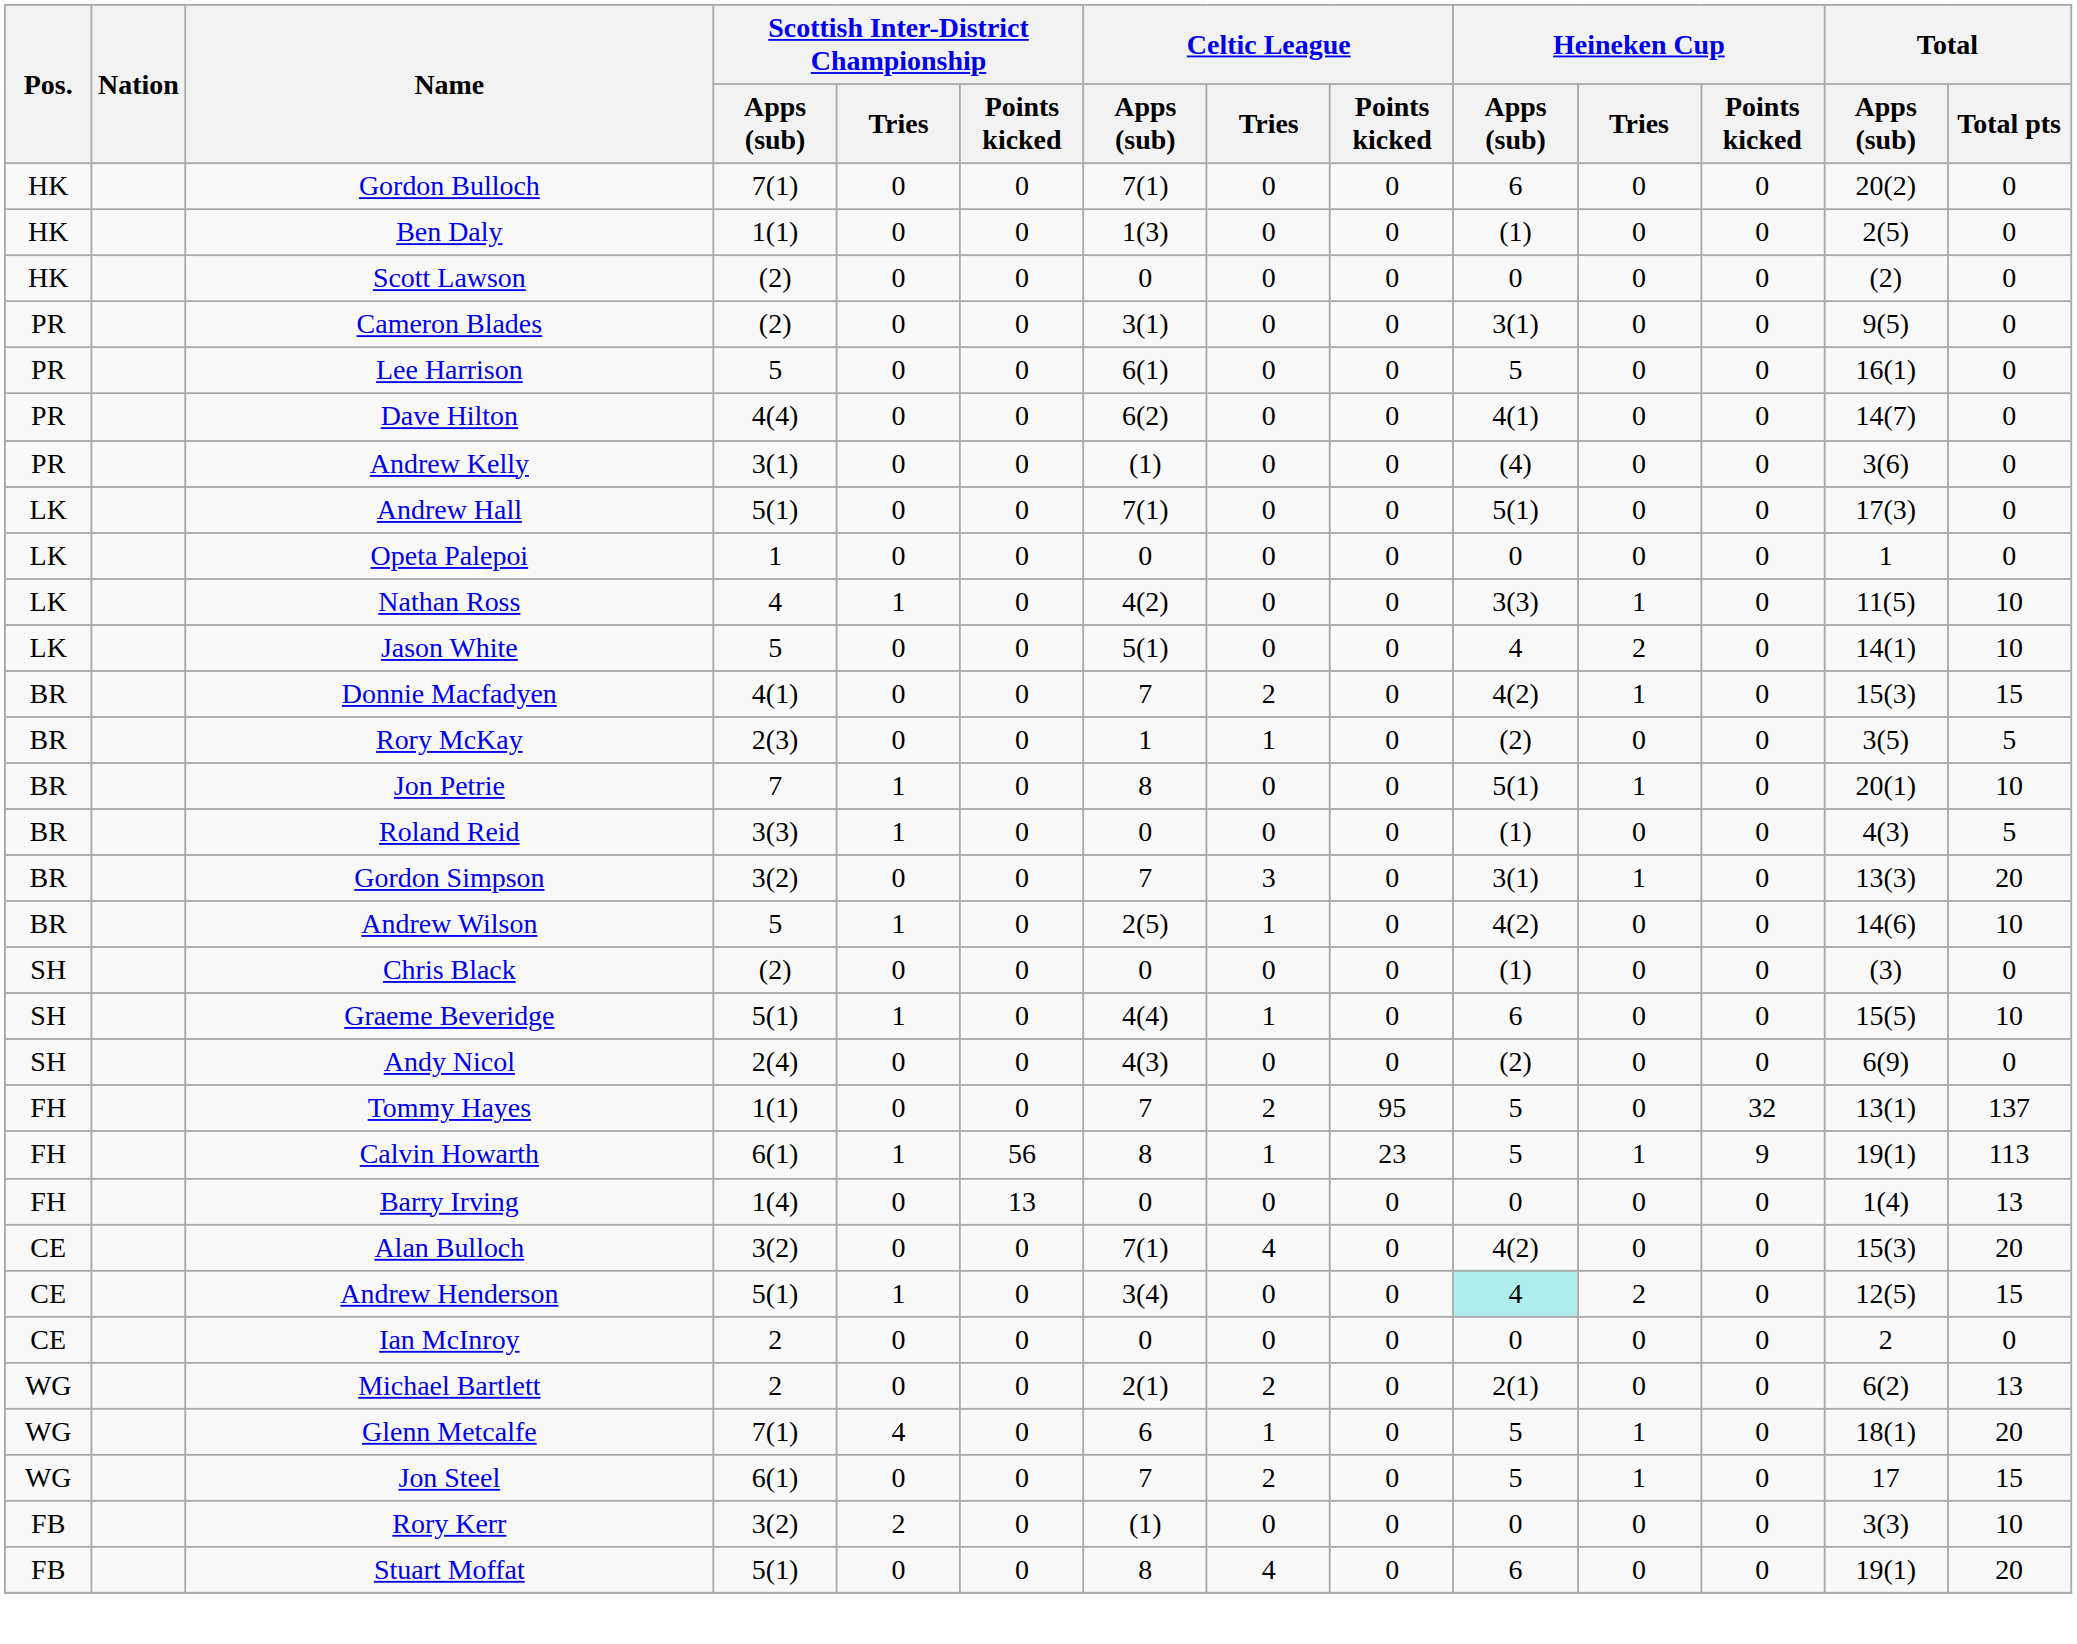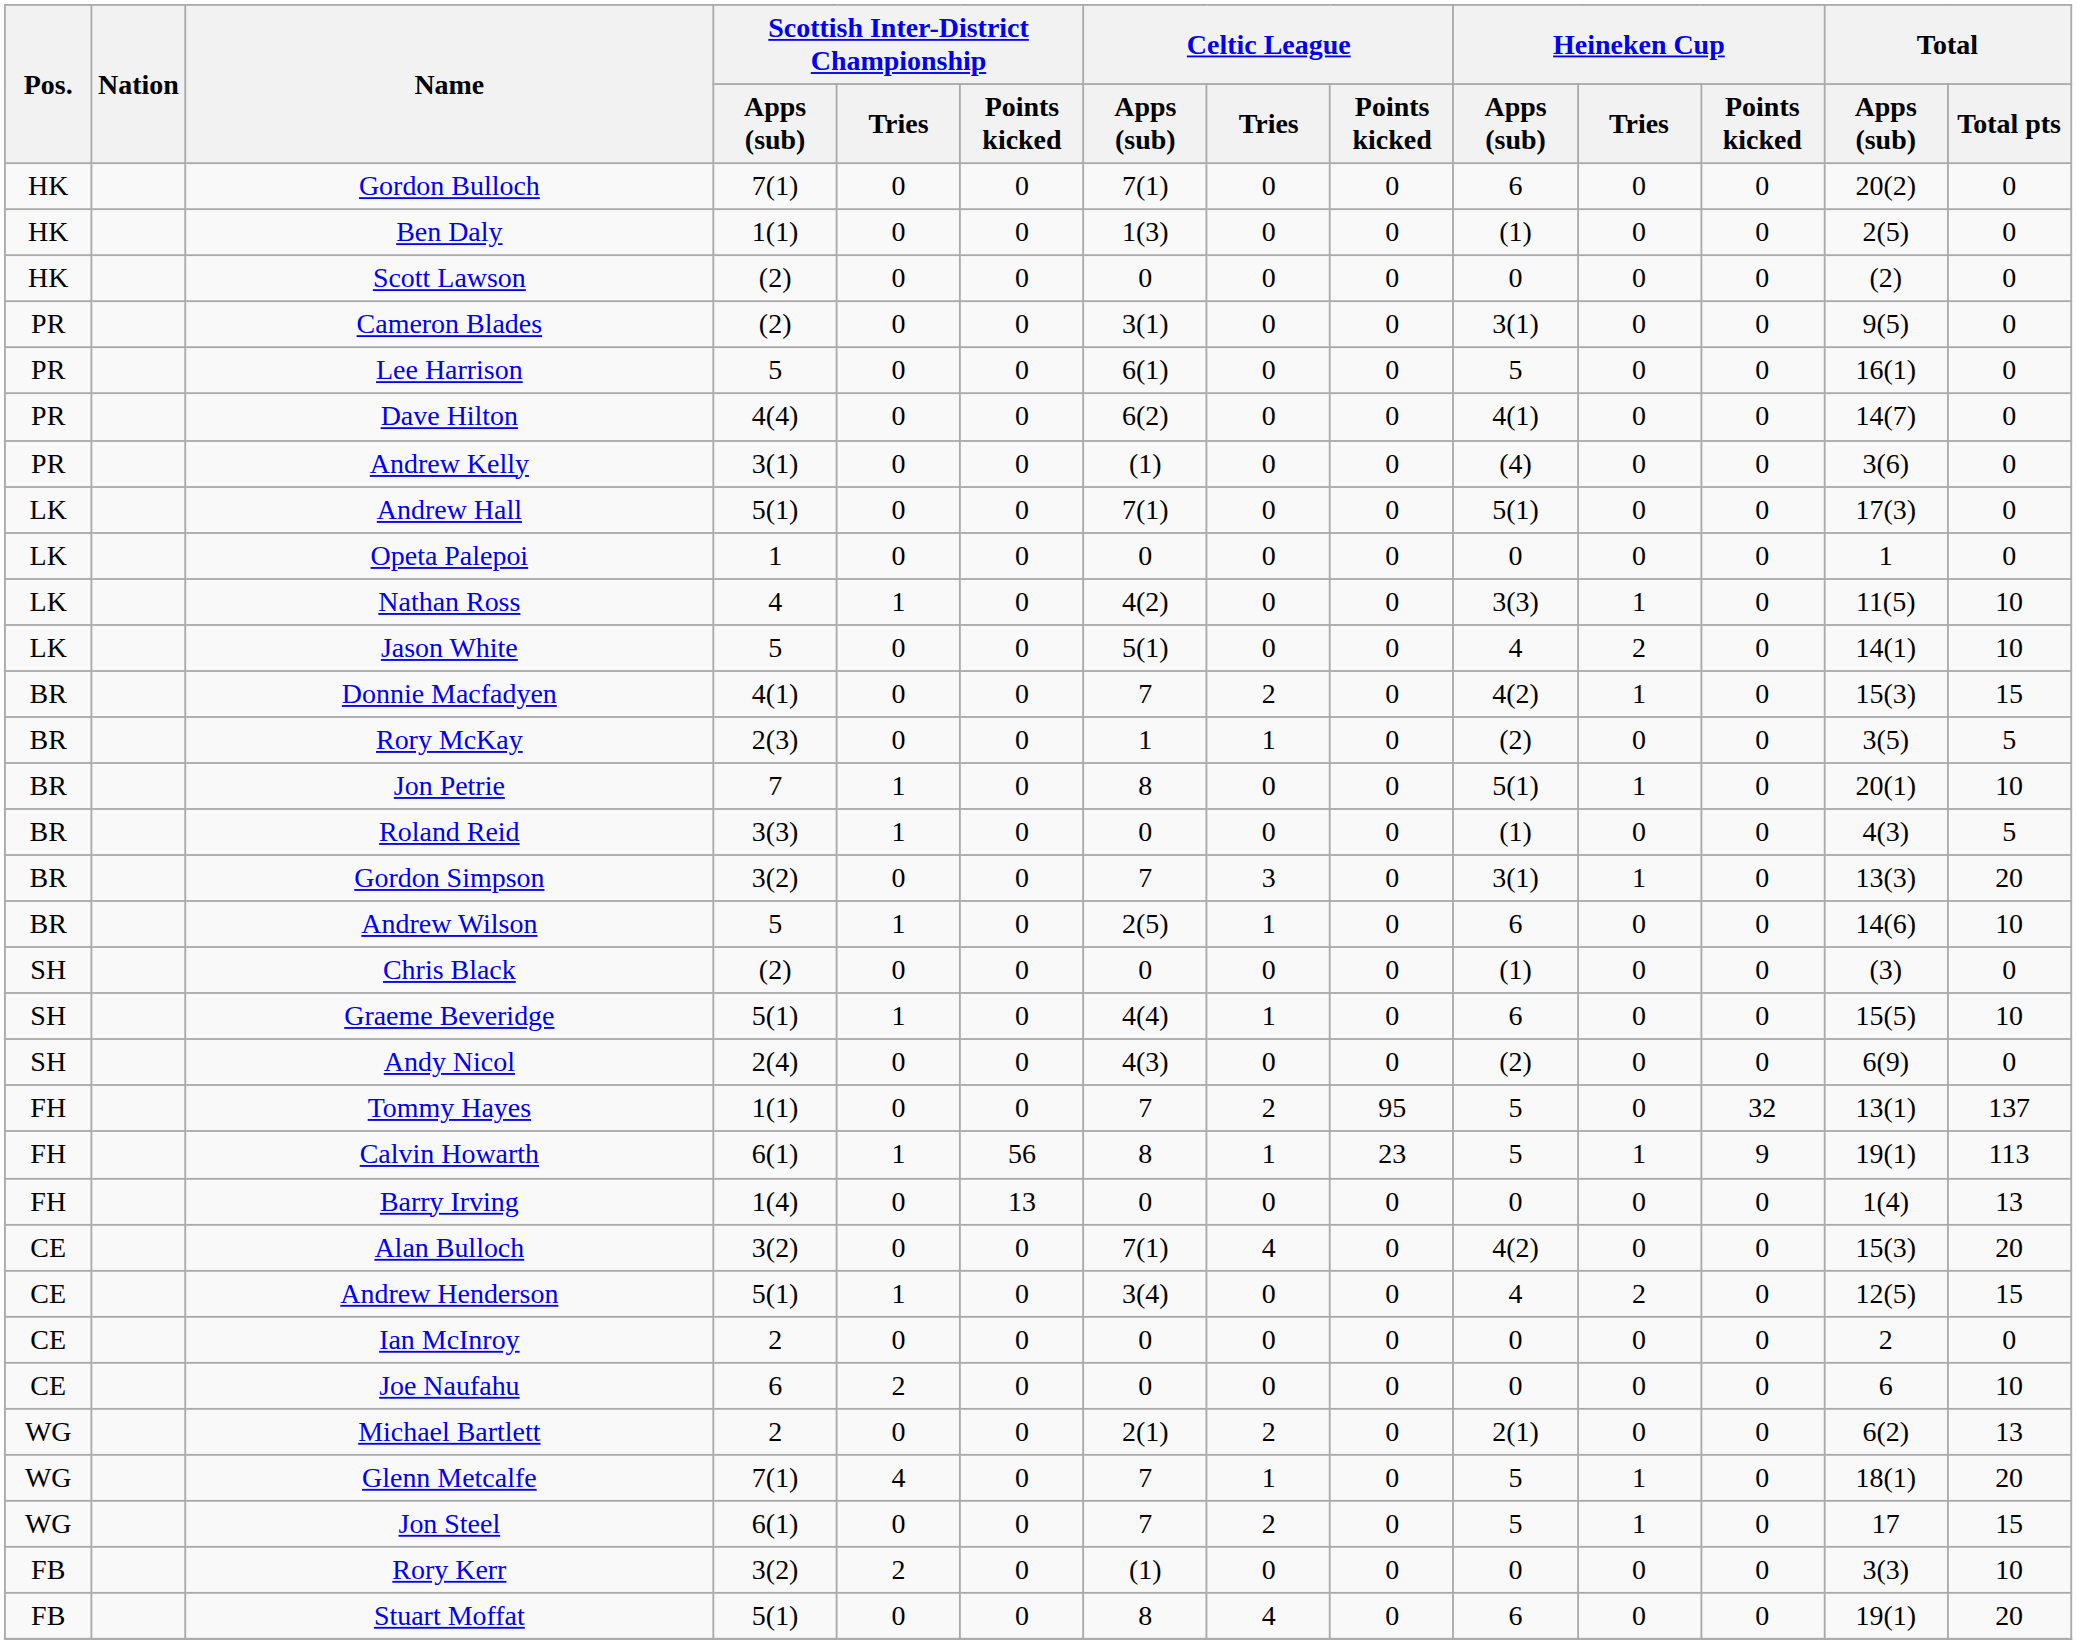(1516, 924) 4(2) -> (1516, 924) 6
(1516, 1292) paleturquoise background -> (1516, 1292) no background
+ row: (449, 1385)
(1145, 1431) 6 -> (1145, 1477) 7
